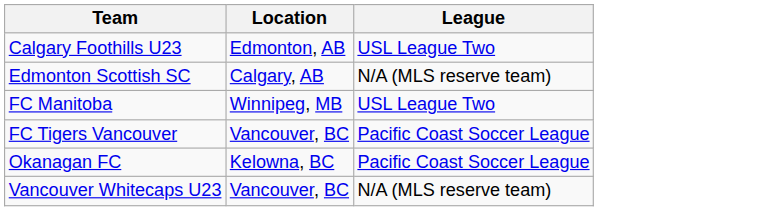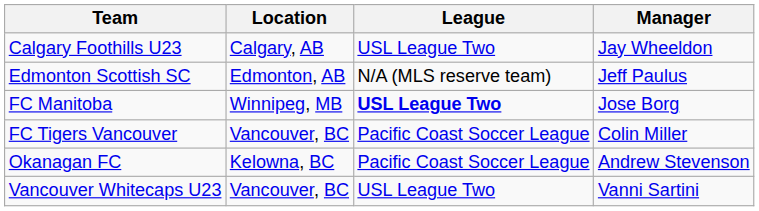+ column: (674, 18)
(288, 47) Edmonton, AB -> (277, 47) Calgary, AB
(277, 76) Calgary, AB -> (288, 76) Edmonton, AB
(426, 104) normal -> (429, 104) bold
(454, 190) N/A (MLS reserve team) -> (426, 190) USL League Two
